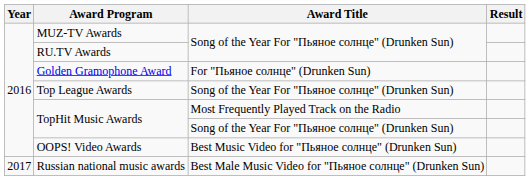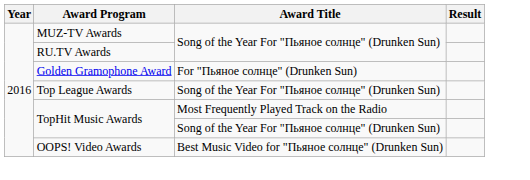- row: (111, 166)
